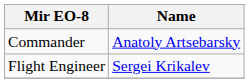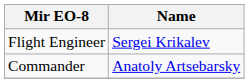rows swapped: (46, 41) <-> (57, 66)
